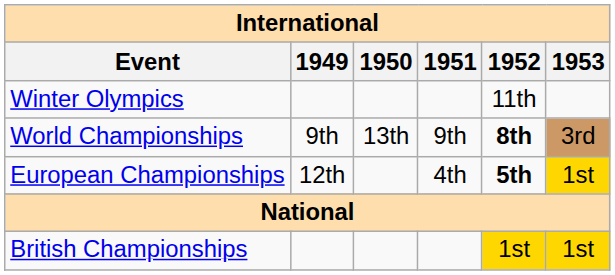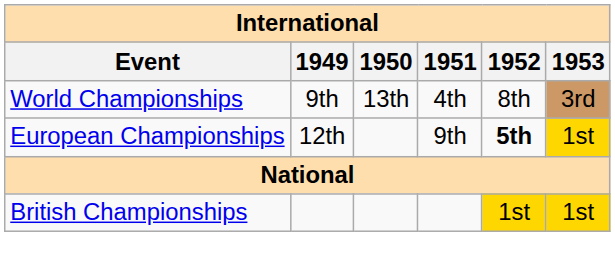- row: (97, 99)
(450, 136) 9th -> (450, 99) 4th
(514, 136) bold -> (514, 99) normal
(450, 174) 4th -> (450, 136) 9th
